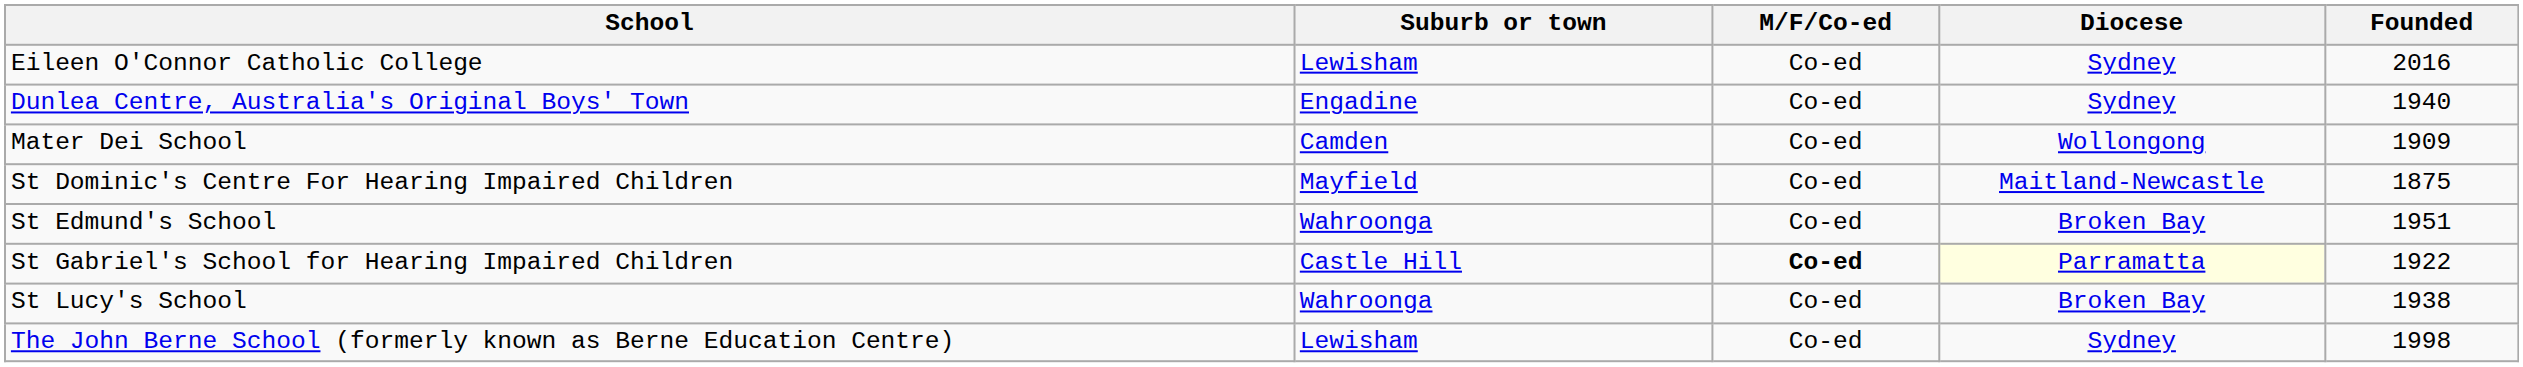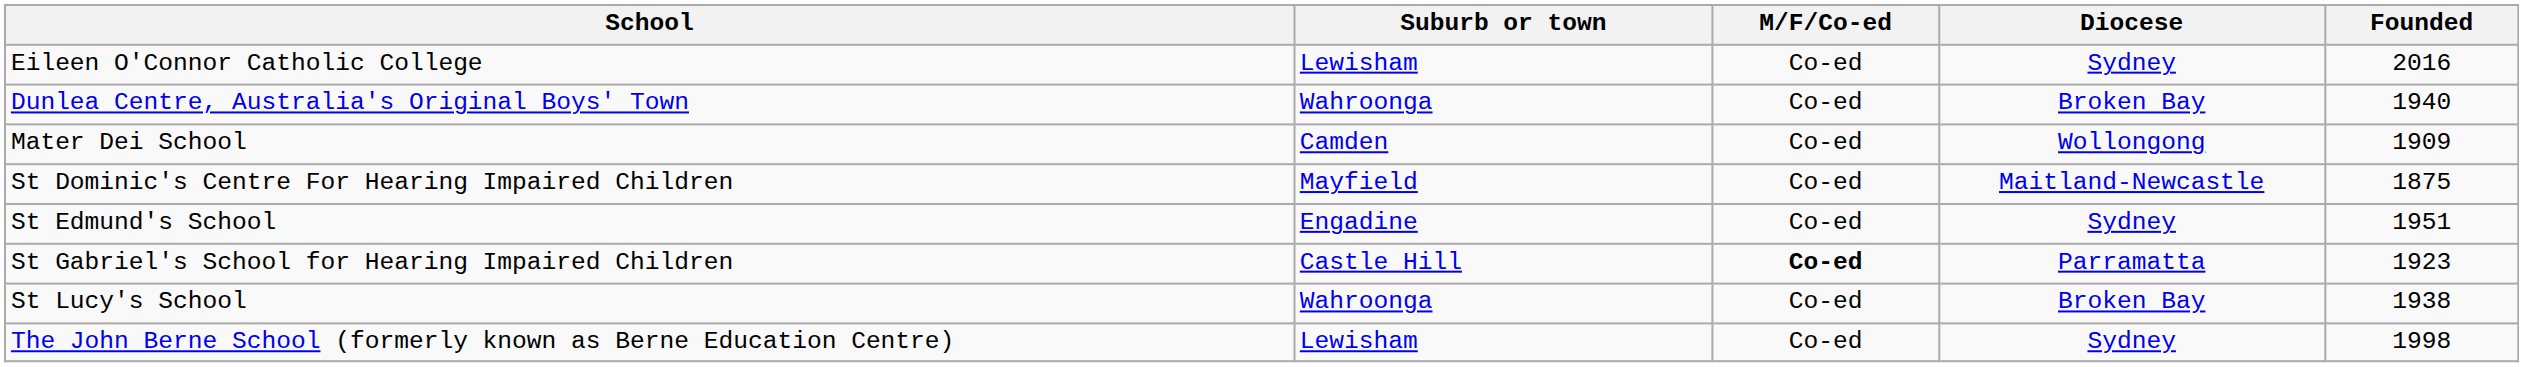(1359, 105) Engadine -> (1366, 105) Wahroonga
(2132, 105) Sydney -> (2132, 105) Broken Bay
(1366, 224) Wahroonga -> (1359, 224) Engadine
(2132, 224) Broken Bay -> (2132, 224) Sydney
(2132, 263) lightyellow background -> (2132, 263) no background
(2422, 263) 1922 -> (2422, 263) 1923
